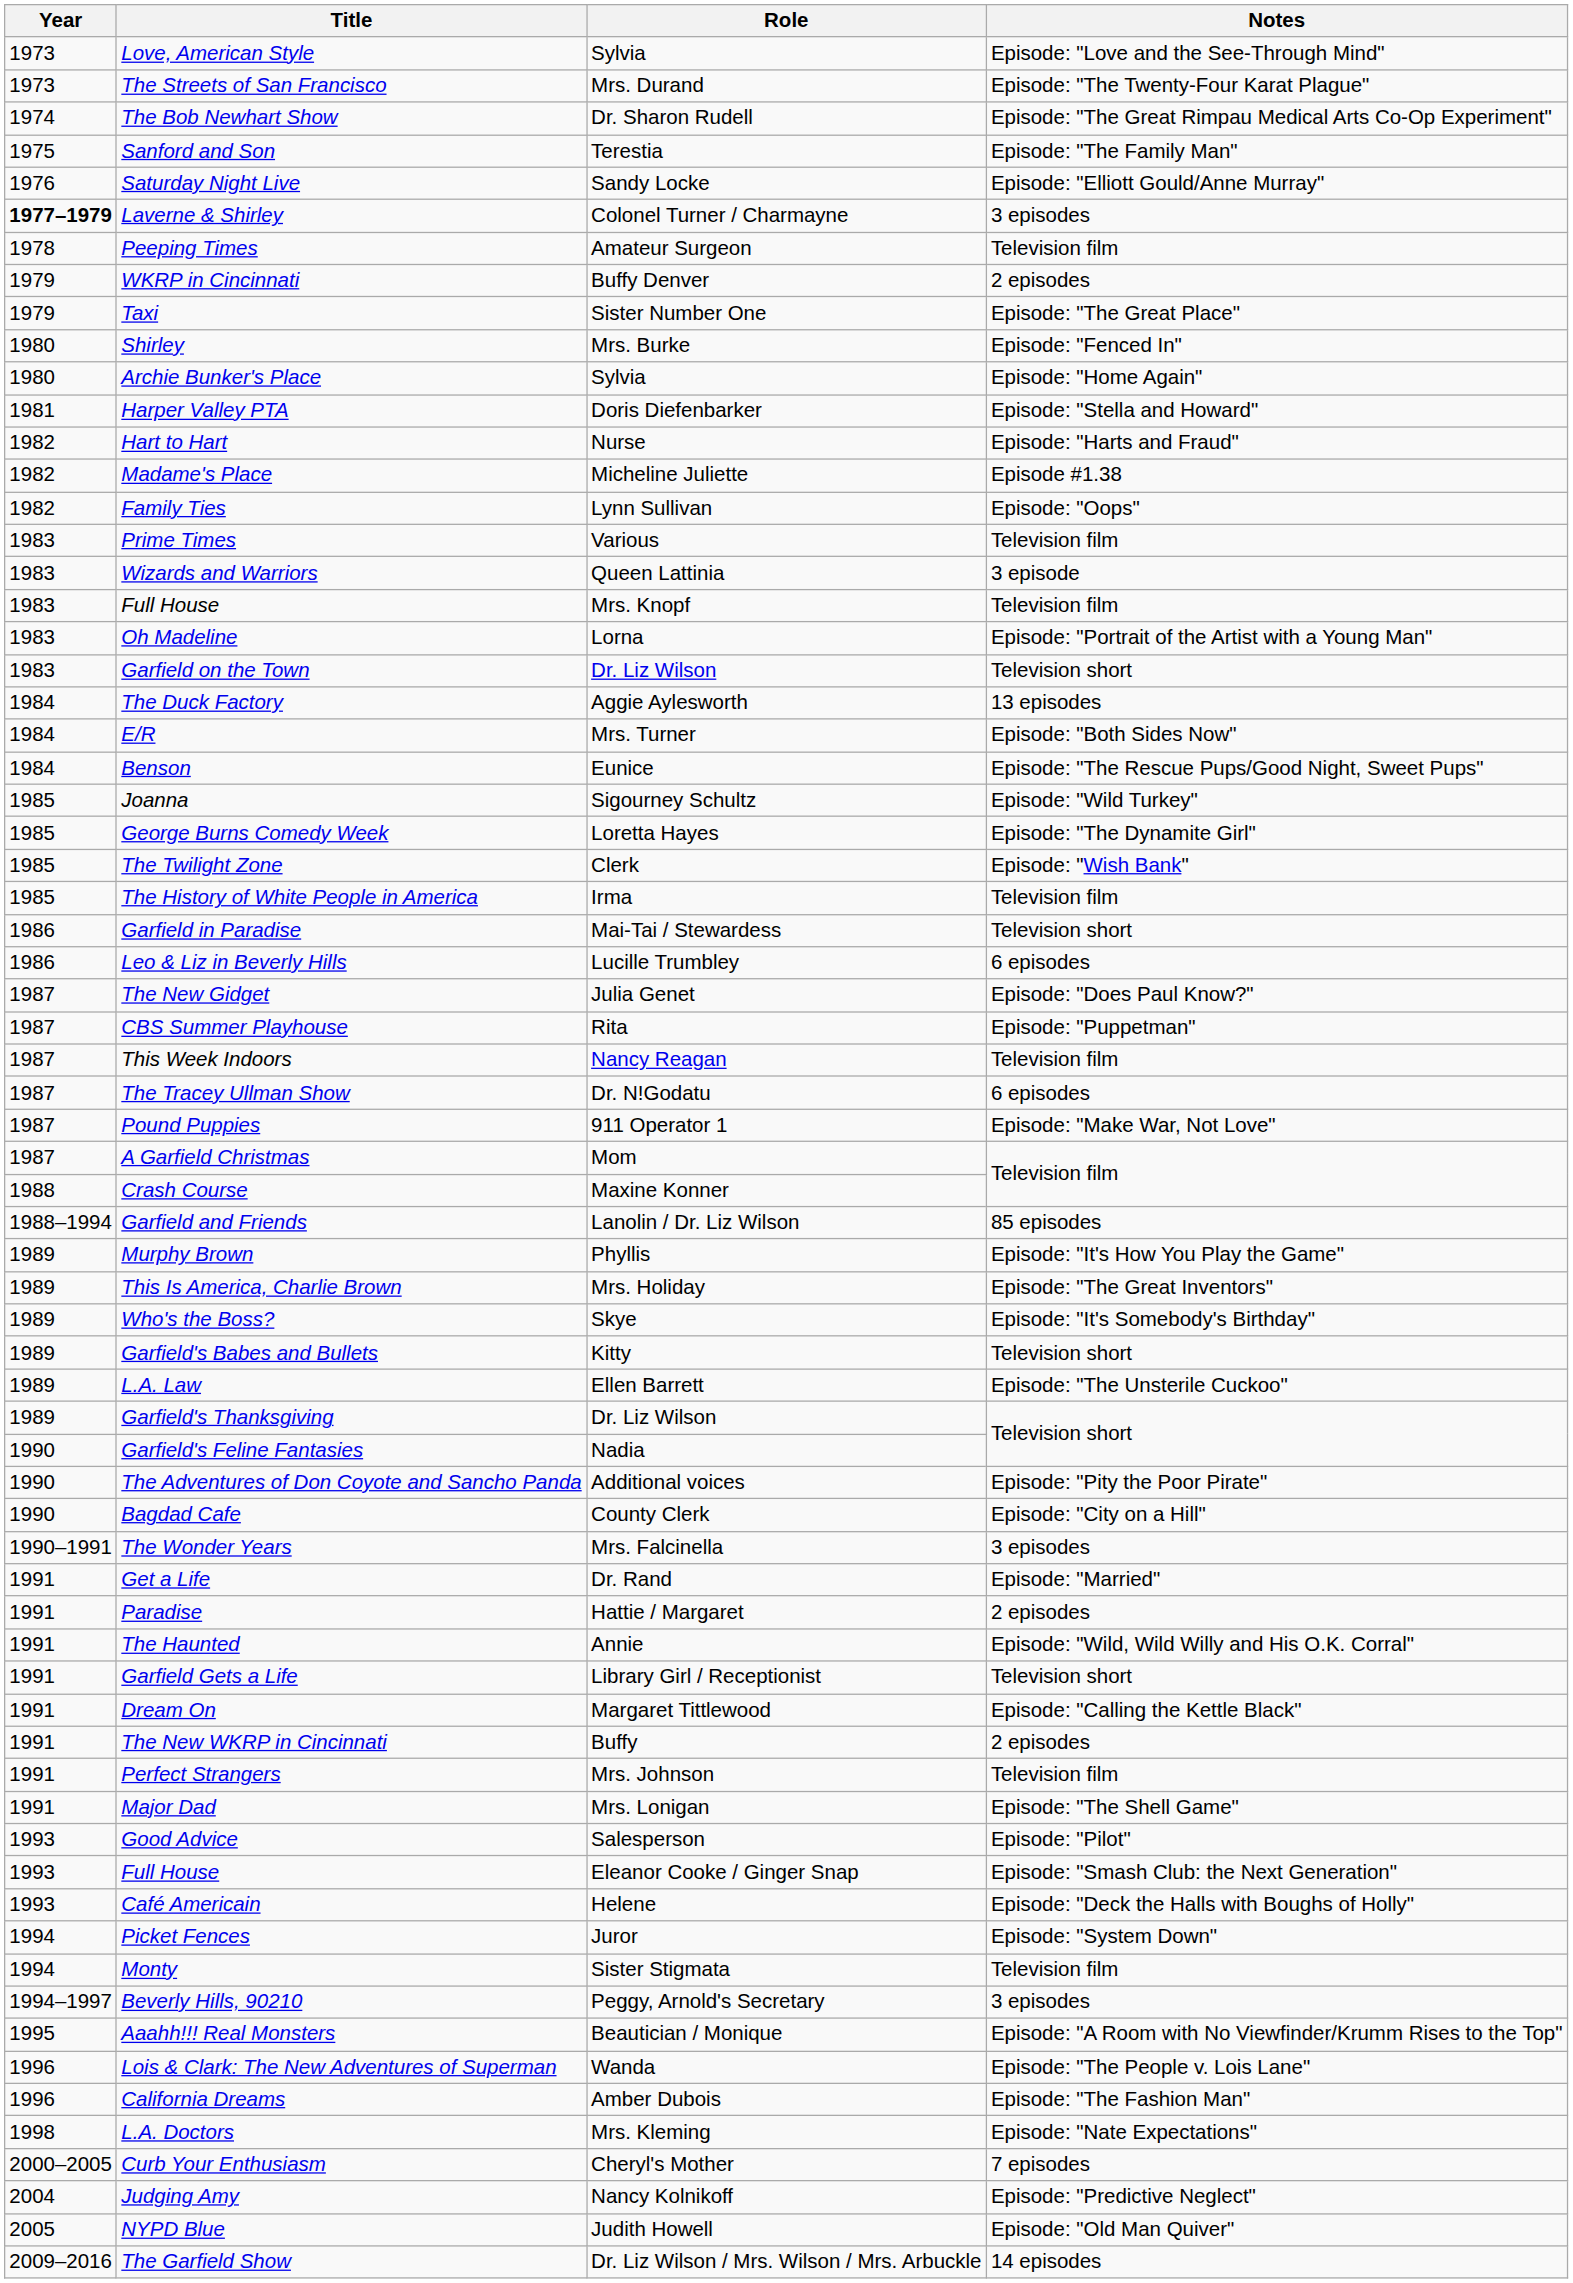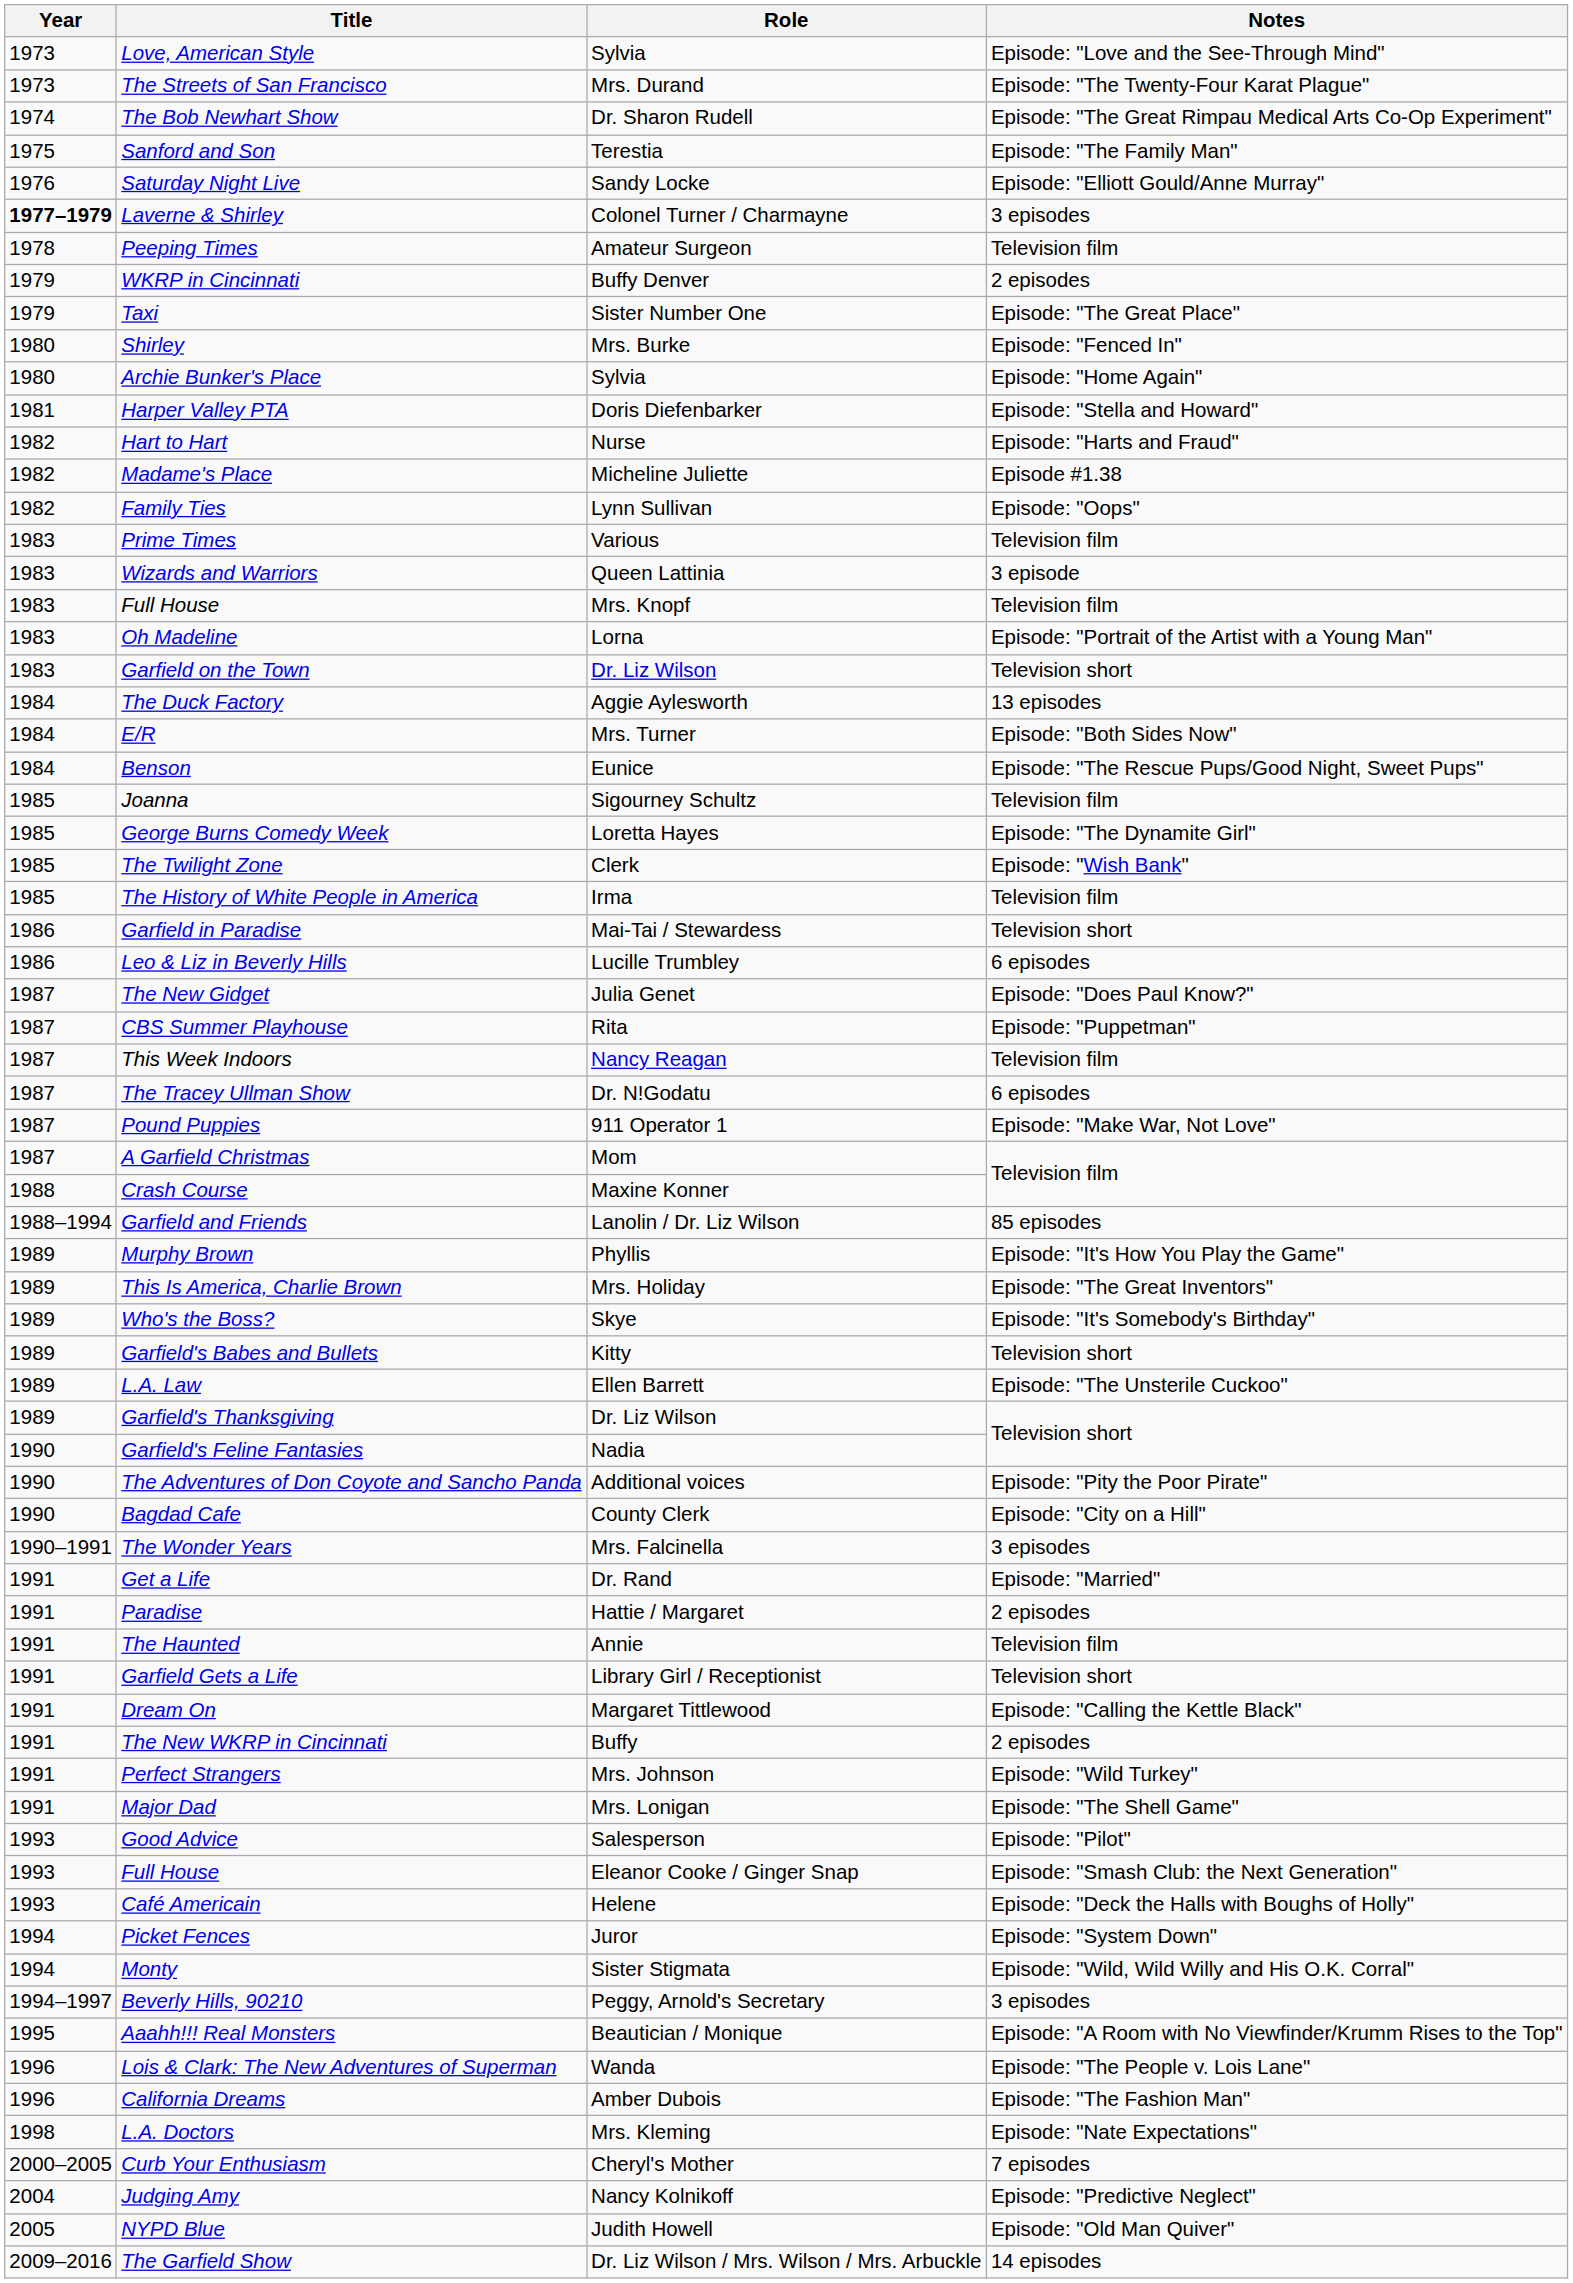(1094, 800) Episode: "Wild Turkey" -> (1055, 800) Television film
(1202, 1644) Episode: "Wild, Wild Willy and His O.K. Corral" -> (1055, 1644) Television film
(1055, 1774) Television film -> (1094, 1774) Episode: "Wild Turkey"
(1055, 1969) Television film -> (1202, 1969) Episode: "Wild, Wild Willy and His O.K. Corral"
